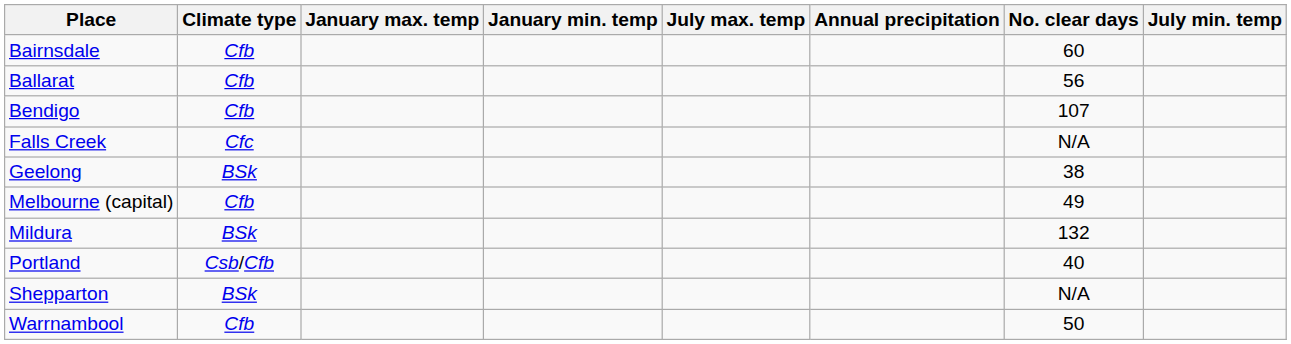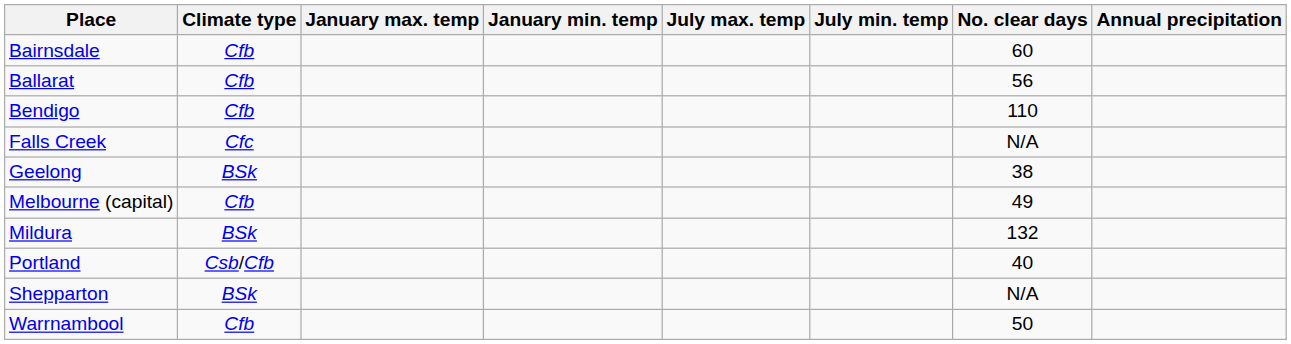columns swapped: (1215, 19) <-> (907, 19)
(1074, 111) 107 -> (1023, 111) 110
